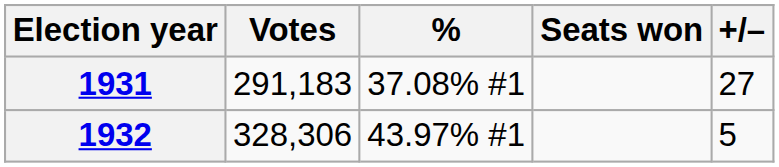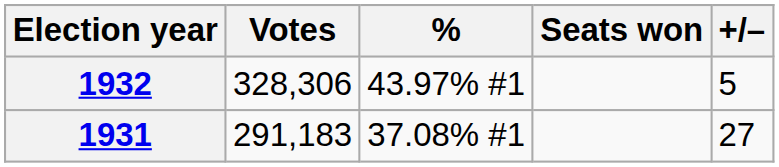rows swapped: (115, 82) <-> (115, 135)
